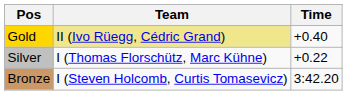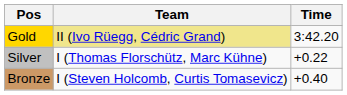(311, 36) +0.40 -> (316, 36) 3:42.20
(316, 79) 3:42.20 -> (311, 79) +0.40
